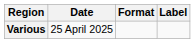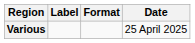columns swapped: (82, 13) <-> (173, 13)
